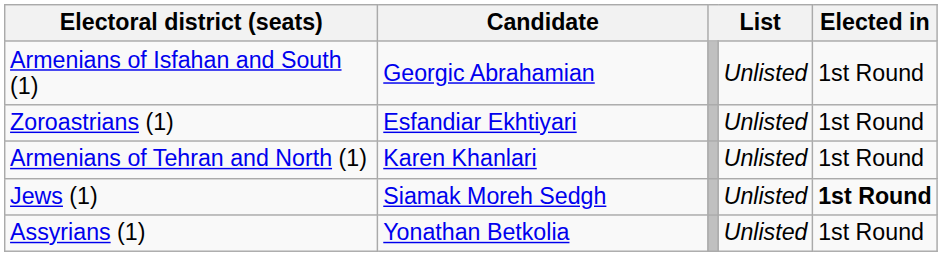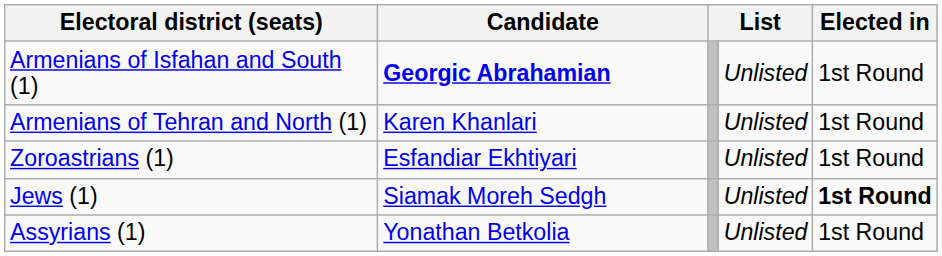(489, 72) normal -> (497, 72) bold
rows swapped: (188, 159) <-> (92, 122)
